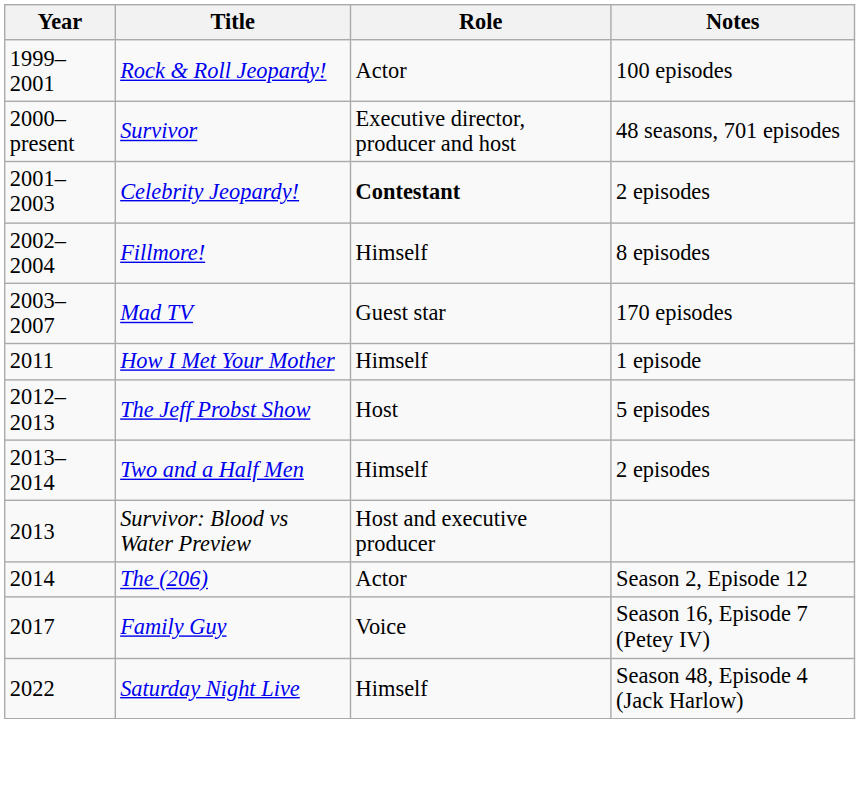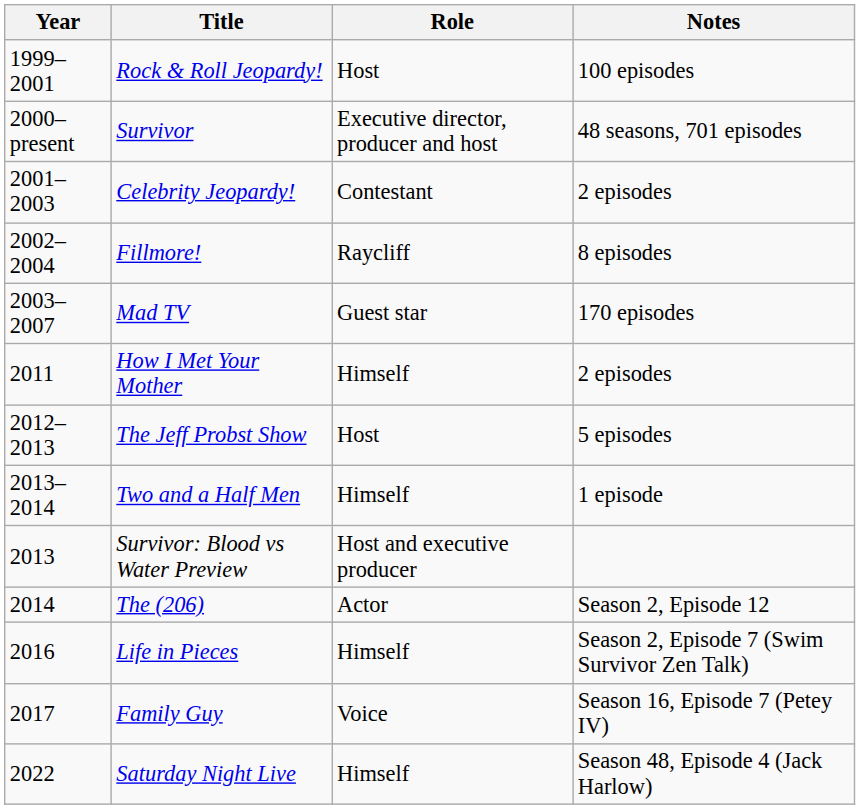(381, 70) Actor -> (358, 70) Host
(408, 191) bold -> (385, 191) normal
(392, 252) Himself -> (374, 252) Raycliff
(659, 361) 1 episode -> (625, 374) 2 episodes
(663, 470) 2 episodes -> (620, 495) 1 episode
+ row: (177, 652)
